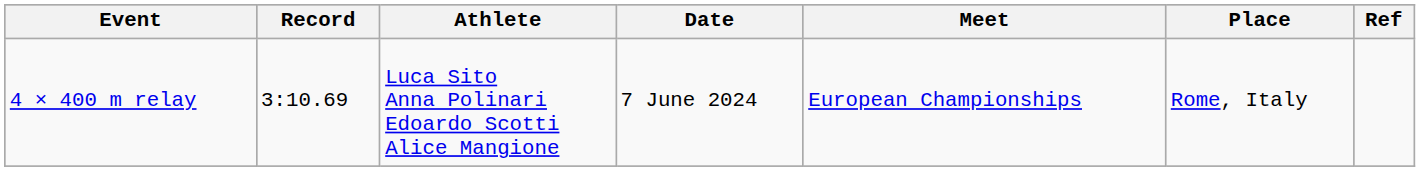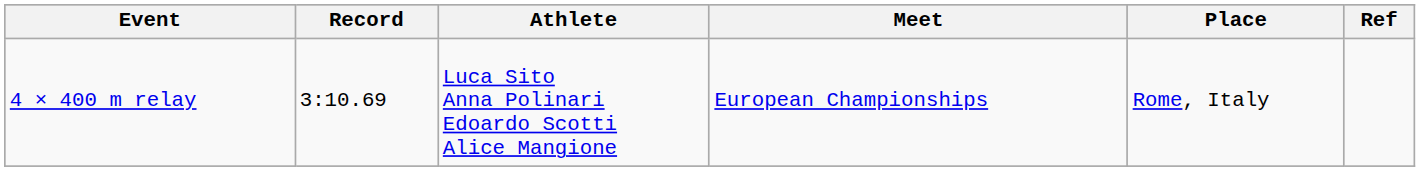- column: (709, 22)
